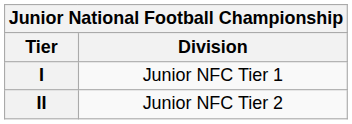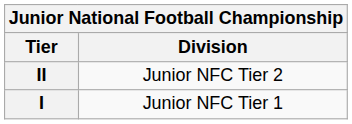rows swapped: (41, 75) <-> (41, 103)
